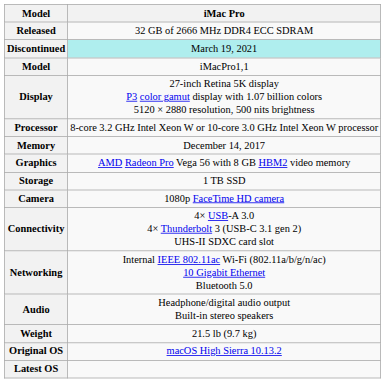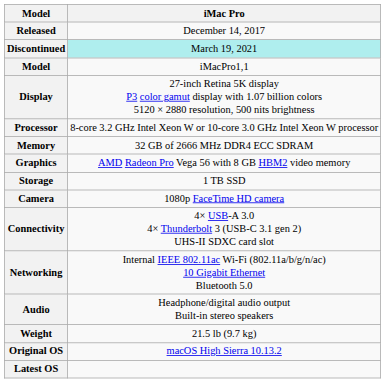(224, 31) 32 GB of 2666 MHz DDR4 ECC SDRAM -> (224, 31) December 14, 2017
(224, 145) December 14, 2017 -> (224, 145) 32 GB of 2666 MHz DDR4 ECC SDRAM
